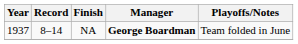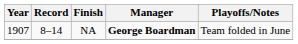(18, 30) 1937 -> (18, 30) 1907
